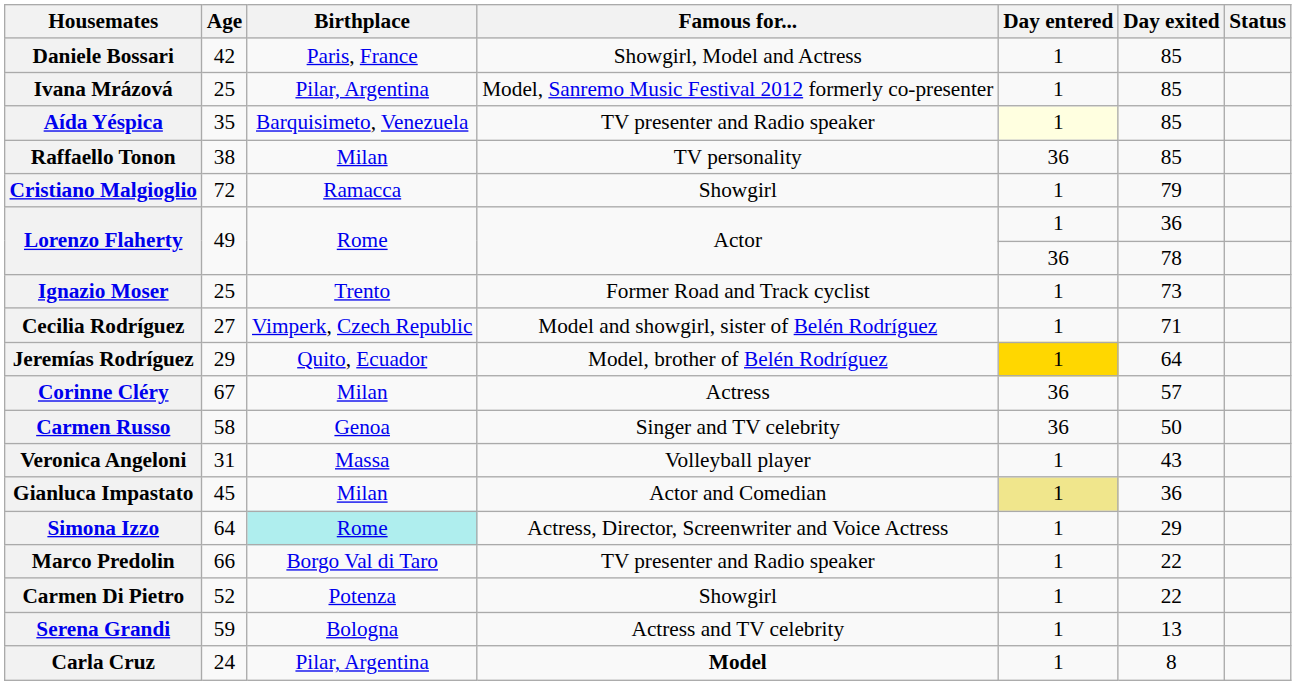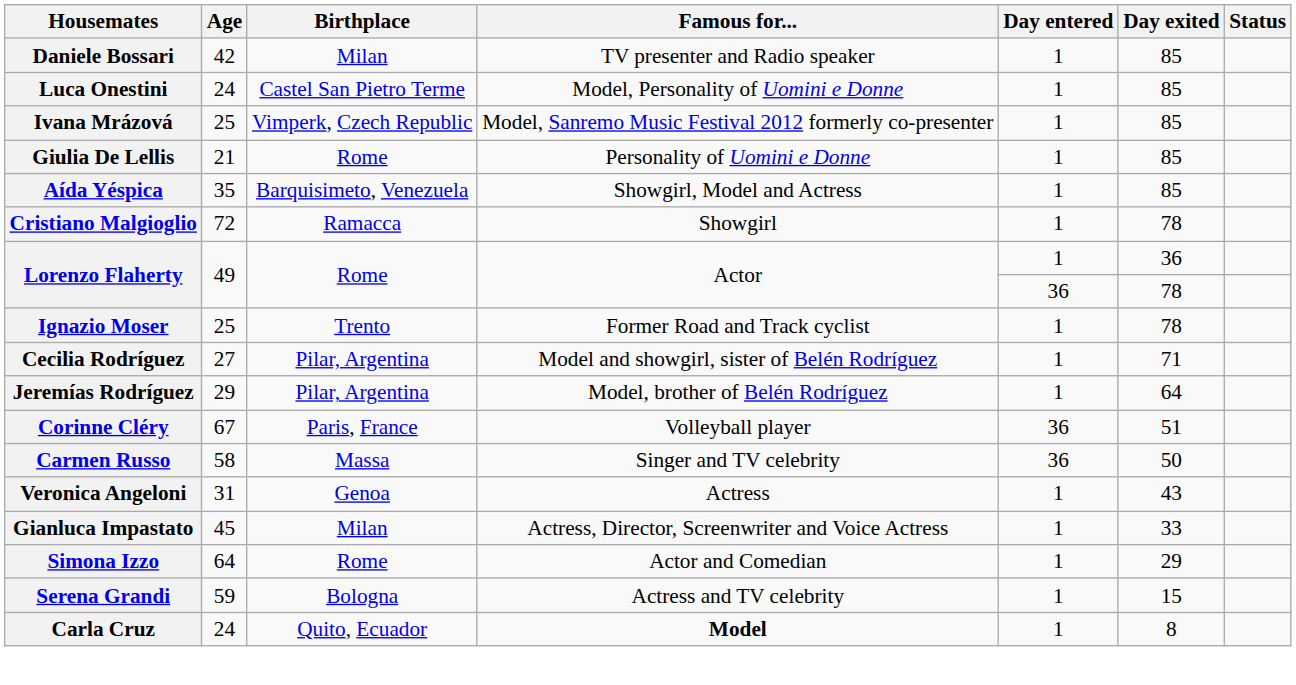(362, 55) Paris, France -> (362, 55) Milan
(738, 55) Showgirl, Model and Actress -> (738, 55) TV presenter and Radio speaker
+ row: (103, 88)
(362, 88) Pilar, Argentina -> (362, 122) Vimperk, Czech Republic
+ row: (103, 156)
(738, 122) TV presenter and Radio speaker -> (738, 190) Showgirl, Model and Actress
(1058, 122) lightyellow background -> (1058, 190) no background
- row: (103, 156)
(1171, 190) 79 -> (1171, 223) 78
(1171, 291) 73 -> (1171, 325) 78
(362, 325) Vimperk, Czech Republic -> (362, 358) Pilar, Argentina
(362, 358) Quito, Ecuador -> (362, 392) Pilar, Argentina
(1058, 358) gold background -> (1058, 392) no background
(362, 392) Milan -> (362, 426) Paris, France
(738, 392) Actress -> (738, 426) Volleyball player
(1171, 392) 57 -> (1171, 426) 51
(362, 426) Genoa -> (362, 460) Massa
(362, 460) Massa -> (362, 493) Genoa
(738, 460) Volleyball player -> (738, 493) Actress
(738, 493) Actor and Comedian -> (738, 527) Actress, Director, Screenwriter and Voice Actress
(1058, 493) khaki background -> (1058, 527) no background
(1171, 493) 36 -> (1171, 527) 33
(362, 527) paleturquoise background -> (362, 561) no background
(738, 527) Actress, Director, Screenwriter and Voice Actress -> (738, 561) Actor and Comedian
- row: (103, 561)
- row: (103, 595)
(1171, 628) 13 -> (1171, 595) 15
(362, 662) Pilar, Argentina -> (362, 628) Quito, Ecuador
